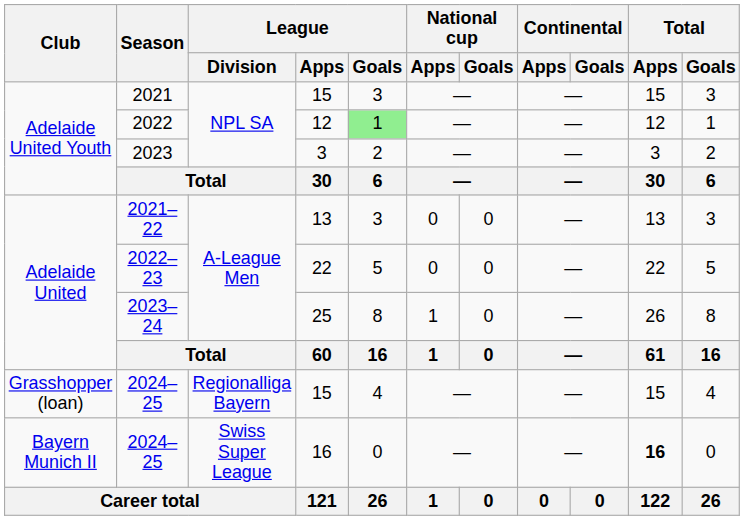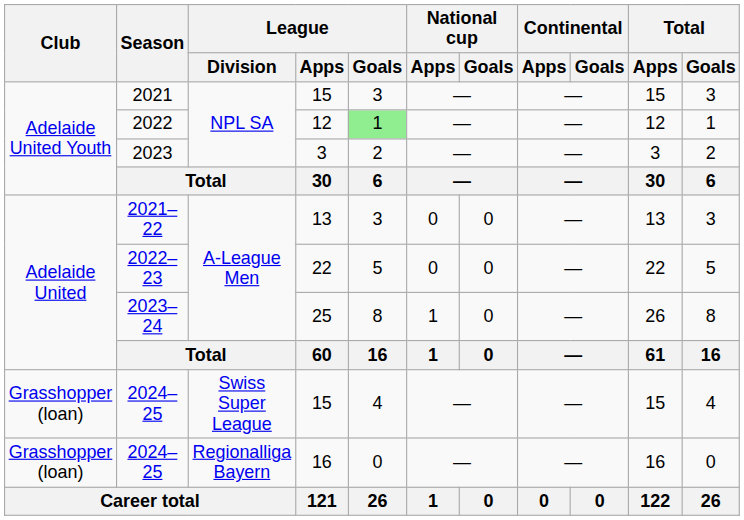(242, 393) Regionalliga Bayern -> (242, 403) Swiss Super League
(60, 452) Bayern Munich II -> (60, 462) Grasshopper (loan)
(242, 452) Swiss Super League -> (242, 462) Regionalliga Bayern
(655, 452) bold -> (655, 462) normal
